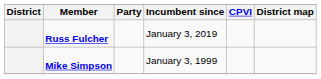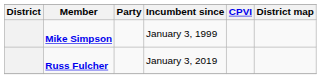rows swapped: (77, 39) <-> (79, 66)
